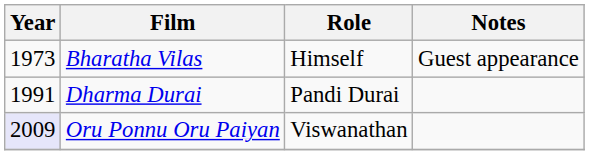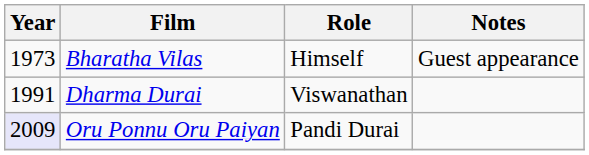(345, 94) Pandi Durai -> (349, 94) Viswanathan
(349, 130) Viswanathan -> (345, 130) Pandi Durai
